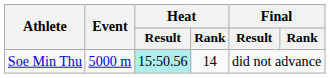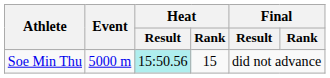(210, 61) 14 -> (210, 61) 15
